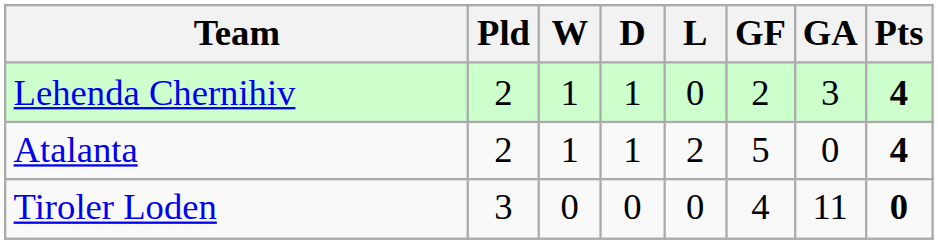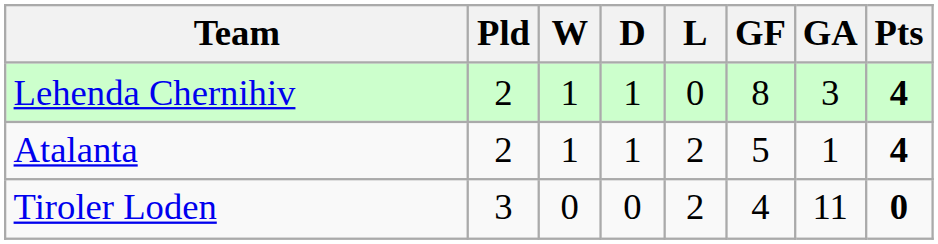(760, 91) 2 -> (760, 91) 8
(830, 149) 0 -> (830, 149) 1
(695, 207) 0 -> (695, 207) 2
